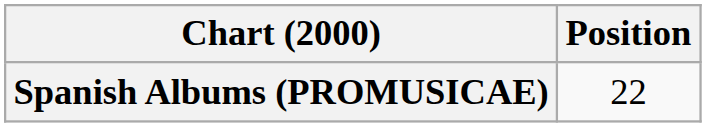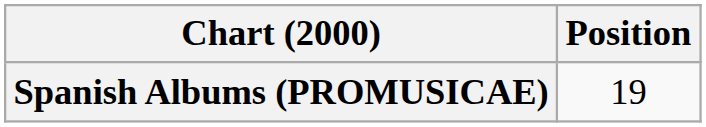(628, 91) 22 -> (628, 91) 19
